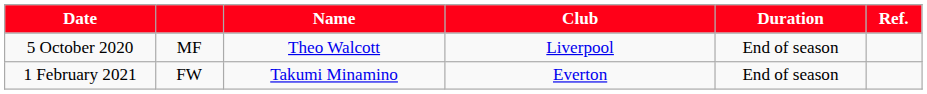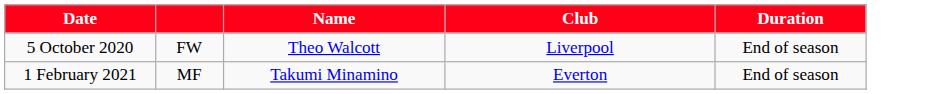- column: (894, 19)
(189, 47) MF -> (189, 47) FW
(189, 75) FW -> (189, 75) MF
